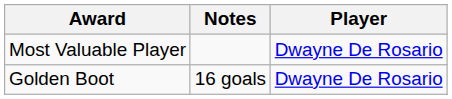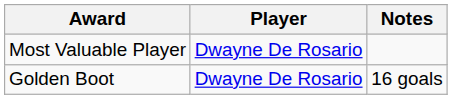columns swapped: (359, 19) <-> (230, 19)
